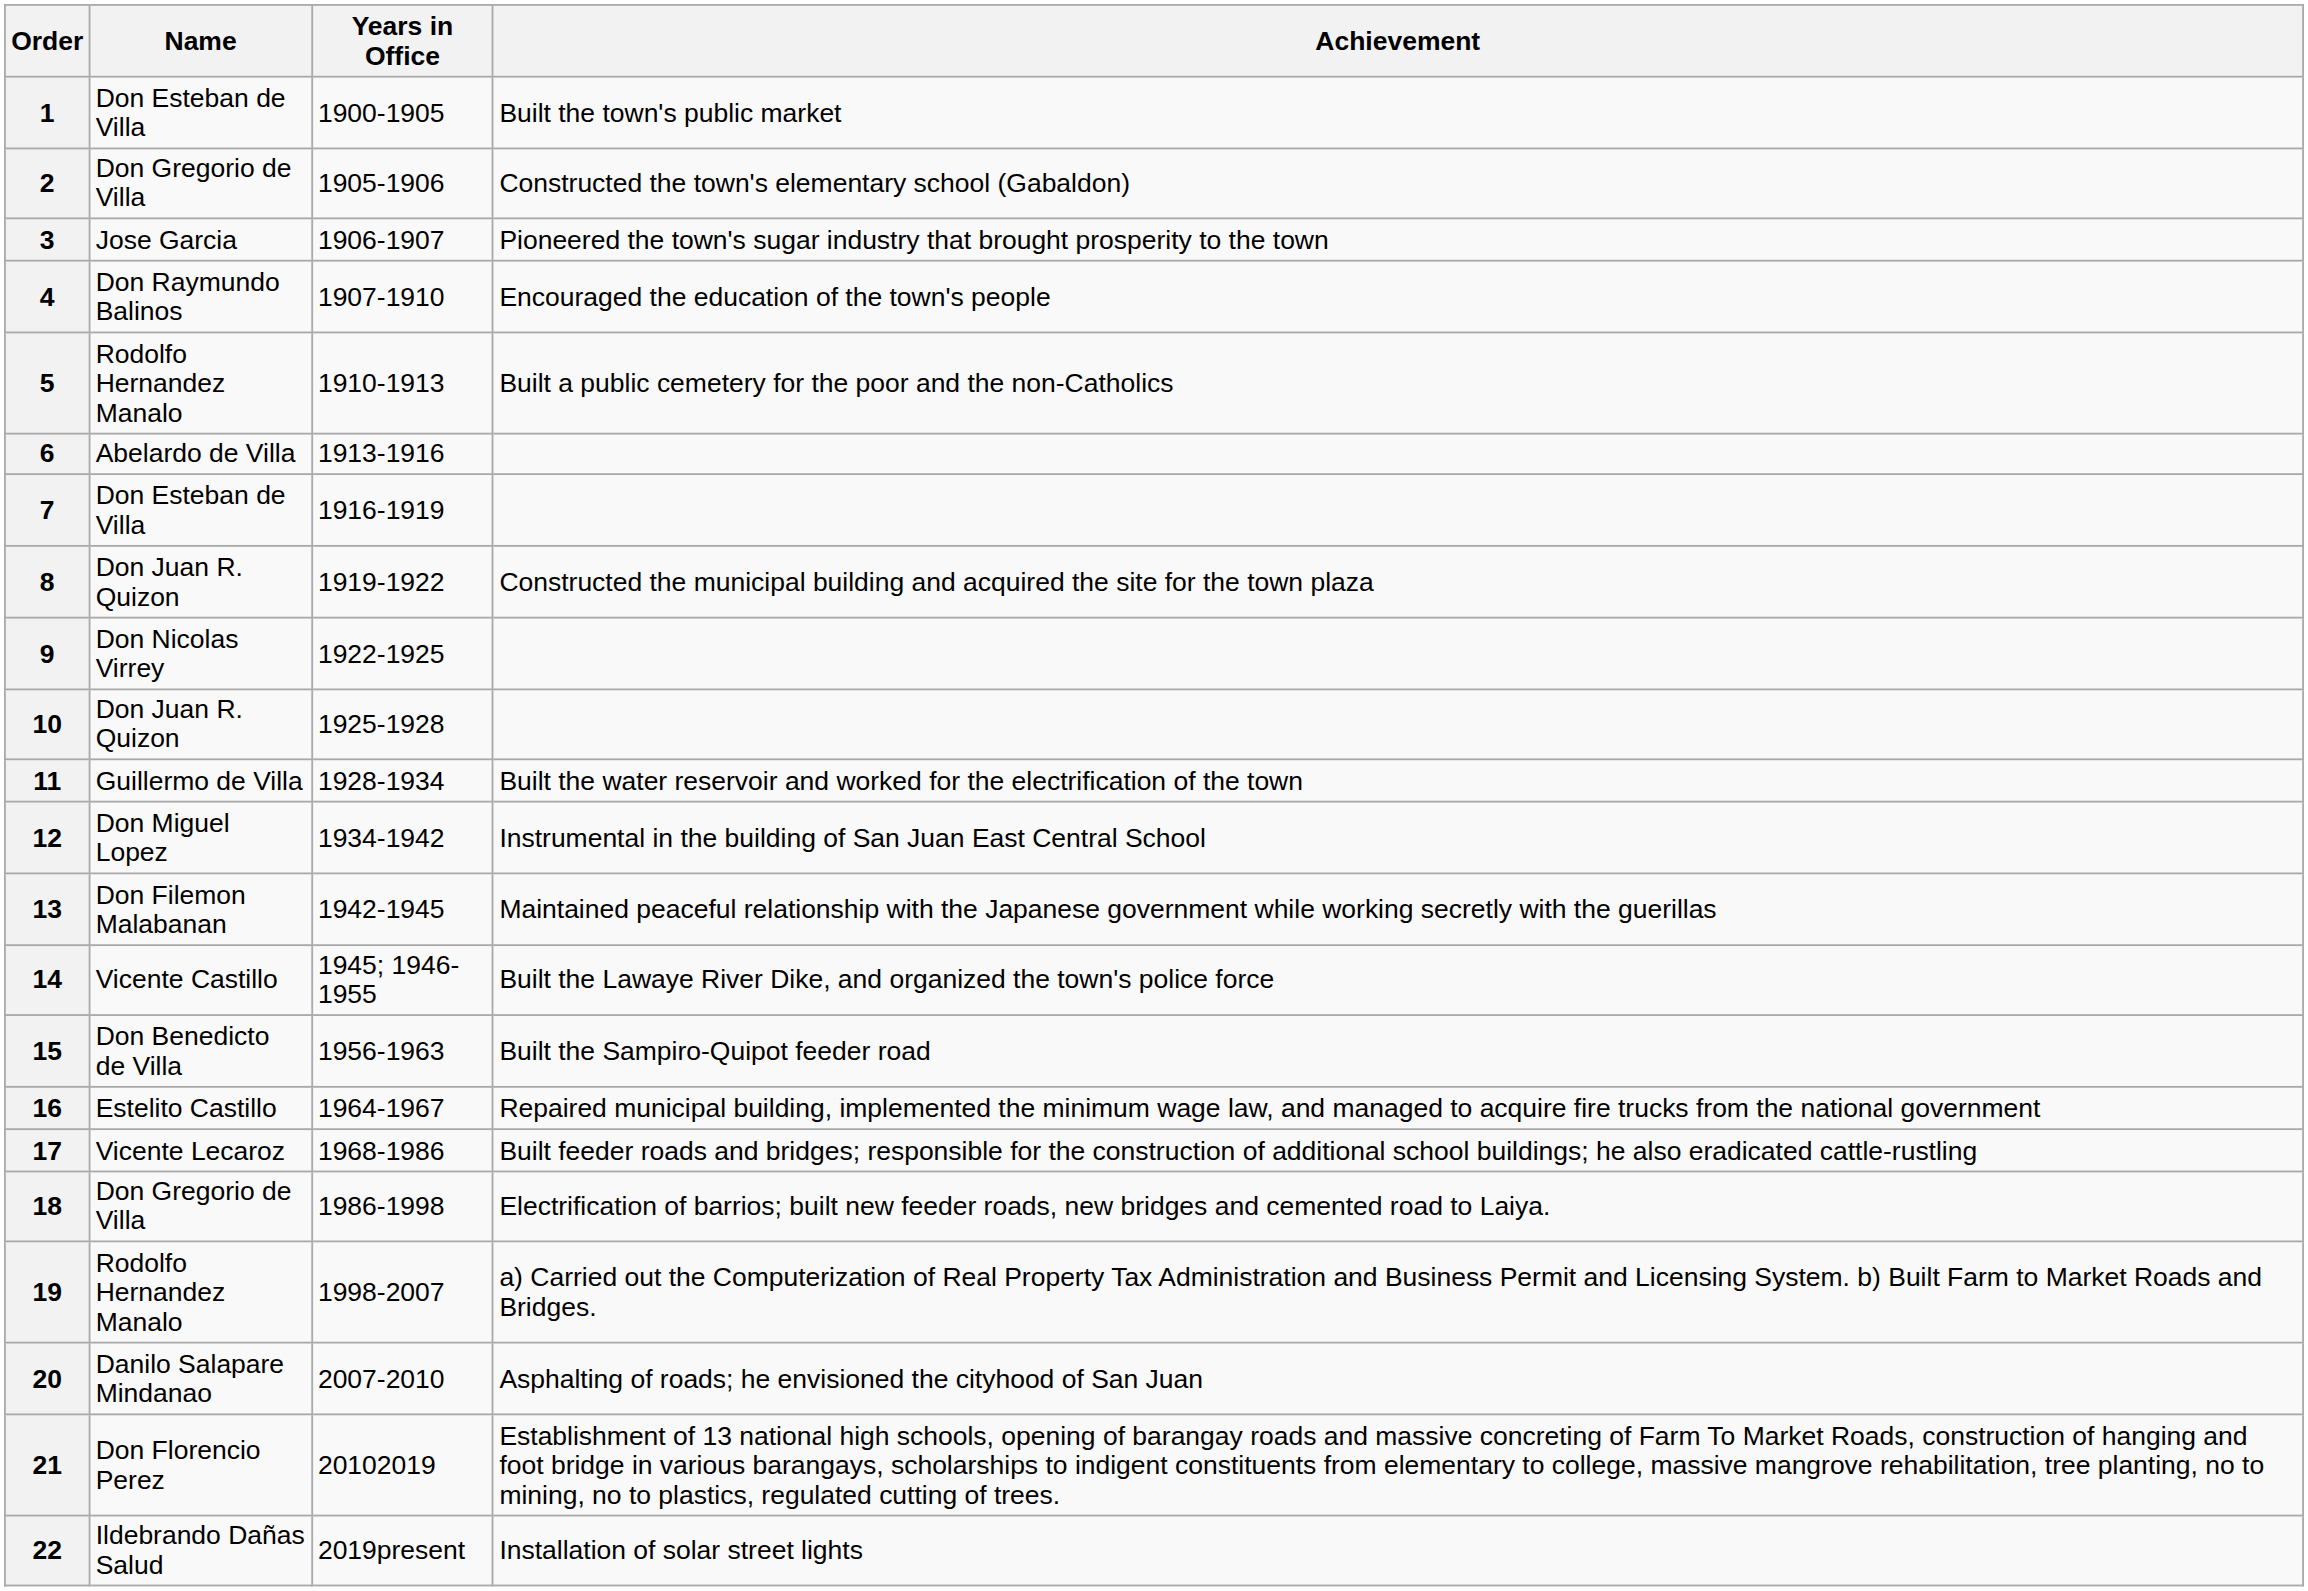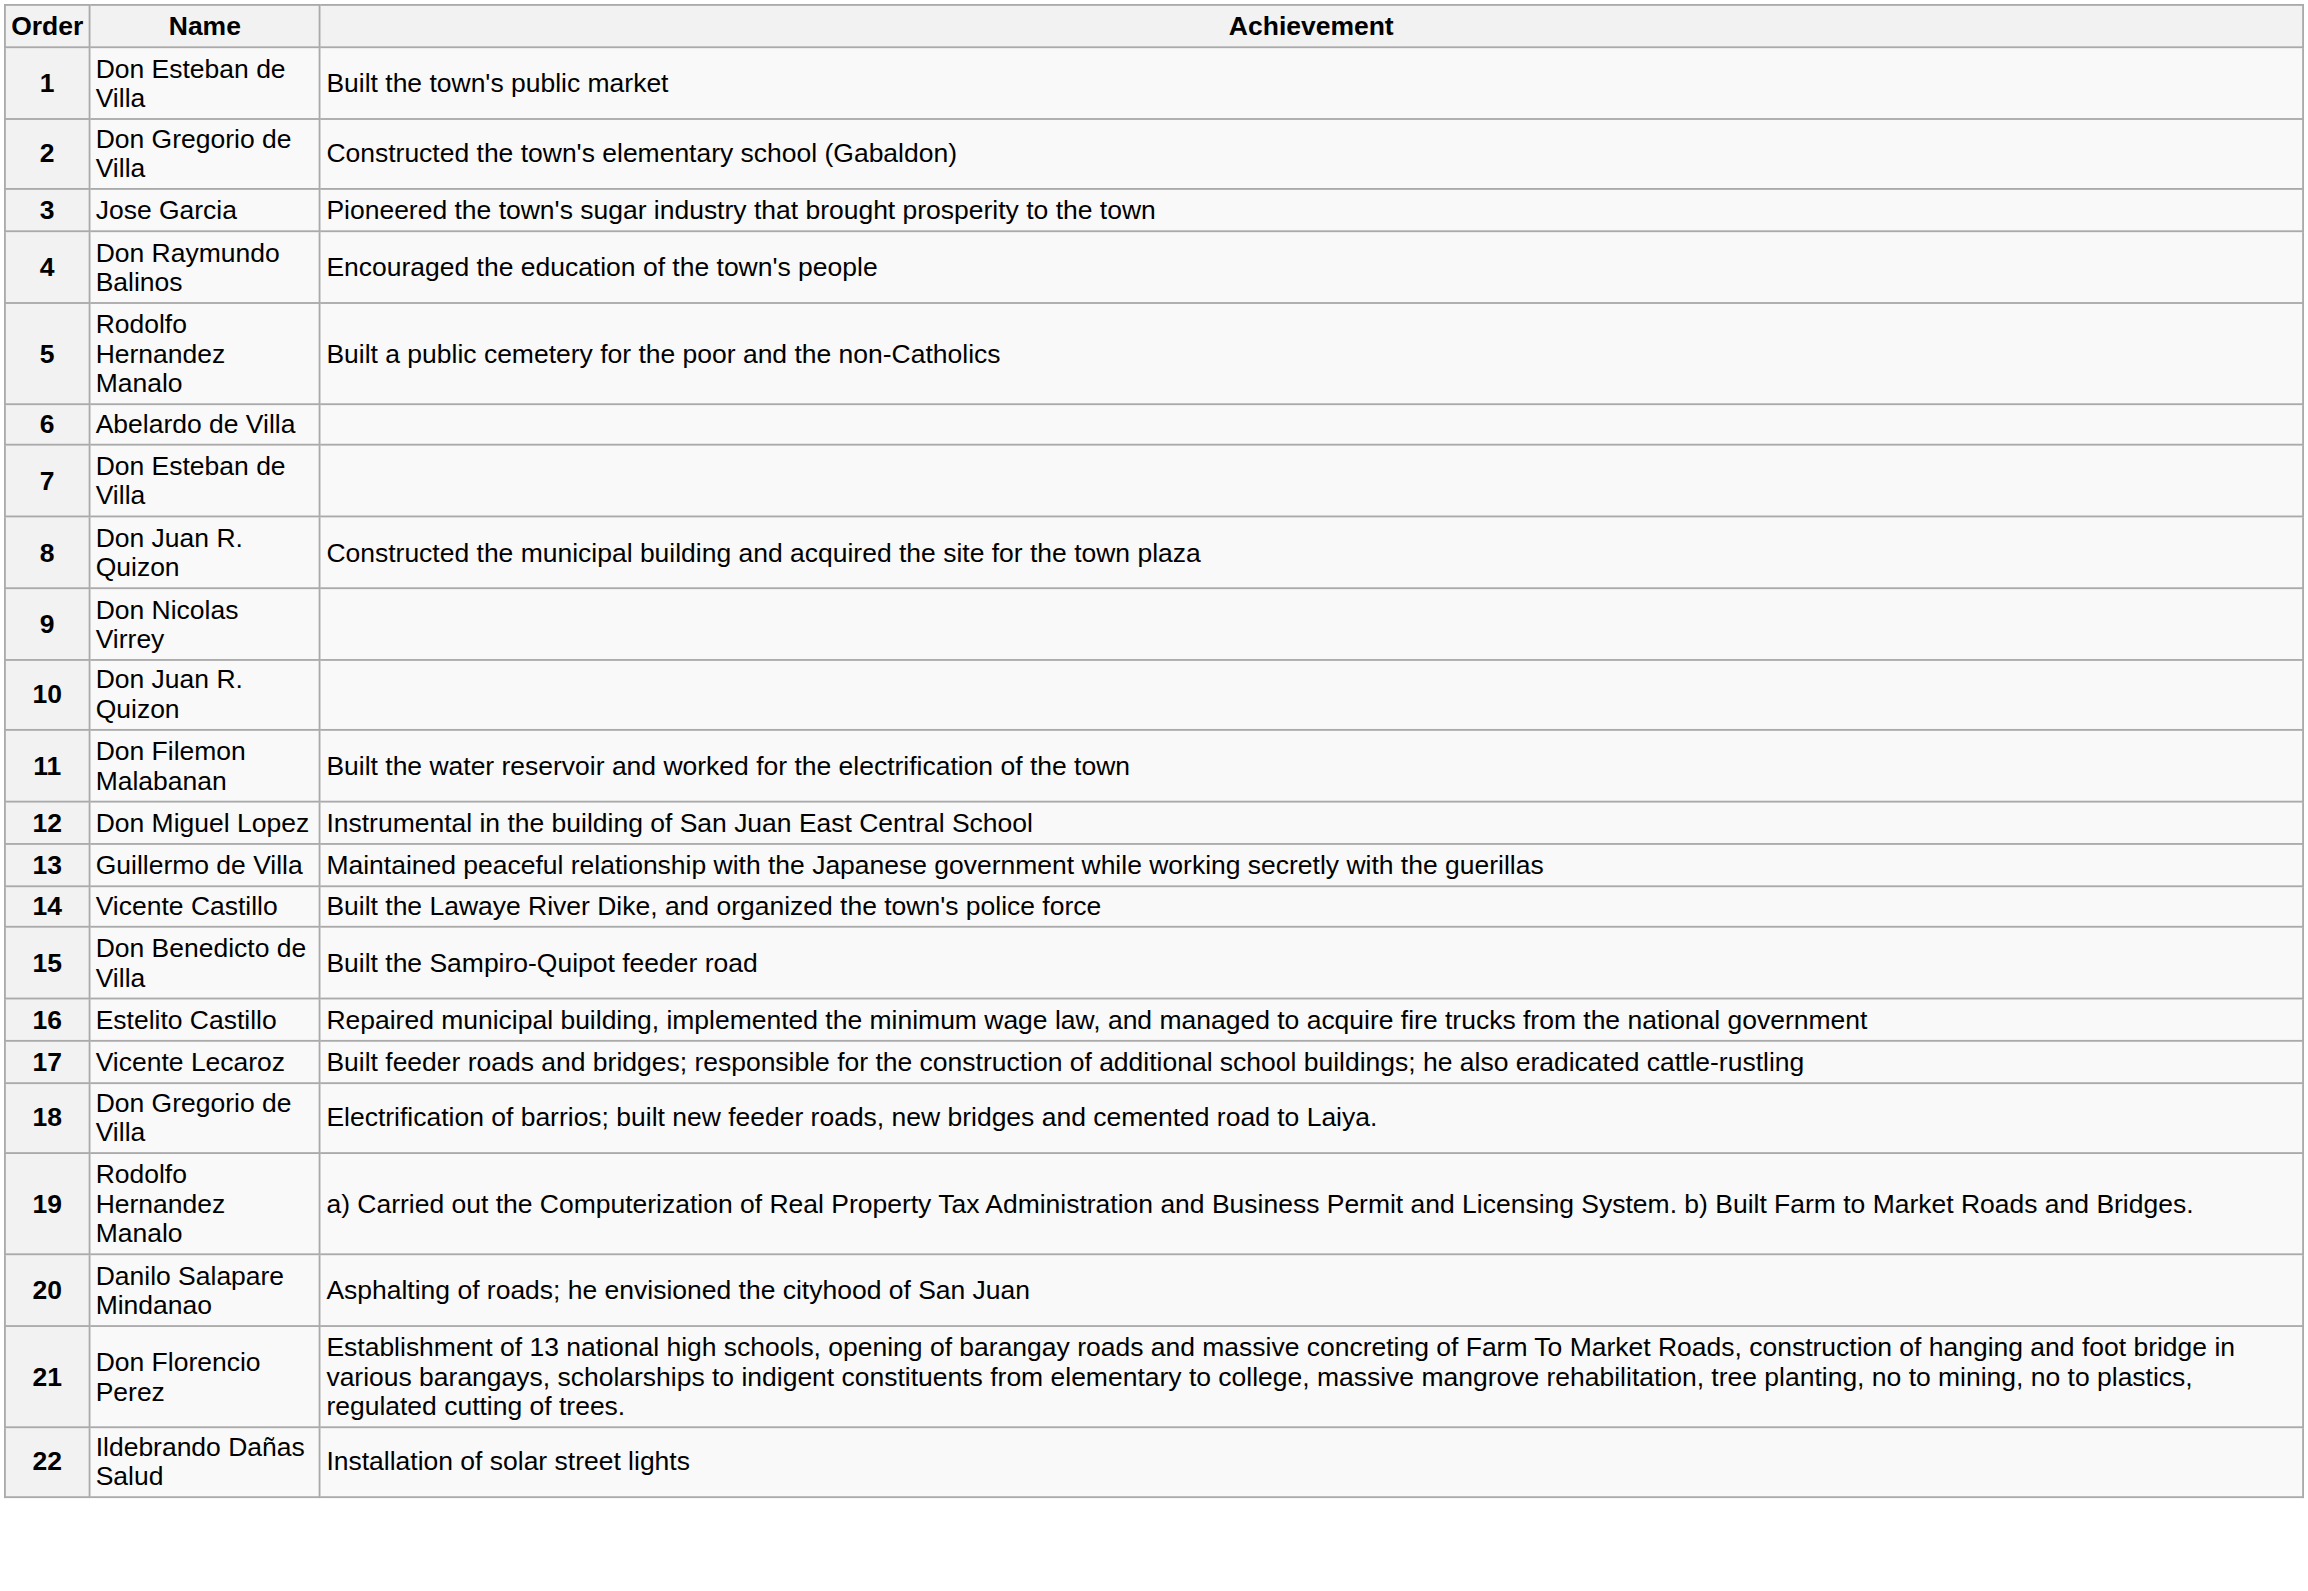- column: (402, 41)
(199, 781) Guillermo de Villa -> (171, 766) Don Filemon Malabanan
(171, 909) Don Filemon Malabanan -> (199, 865) Guillermo de Villa
